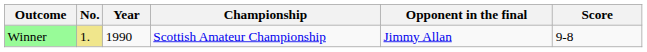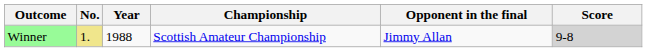(119, 36) 1990 -> (119, 36) 1988
(564, 36) no background -> (564, 36) lightgrey background
